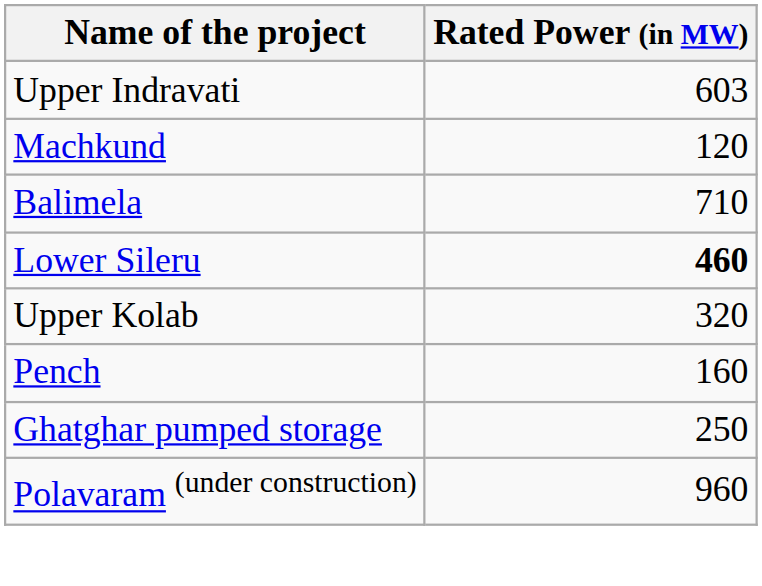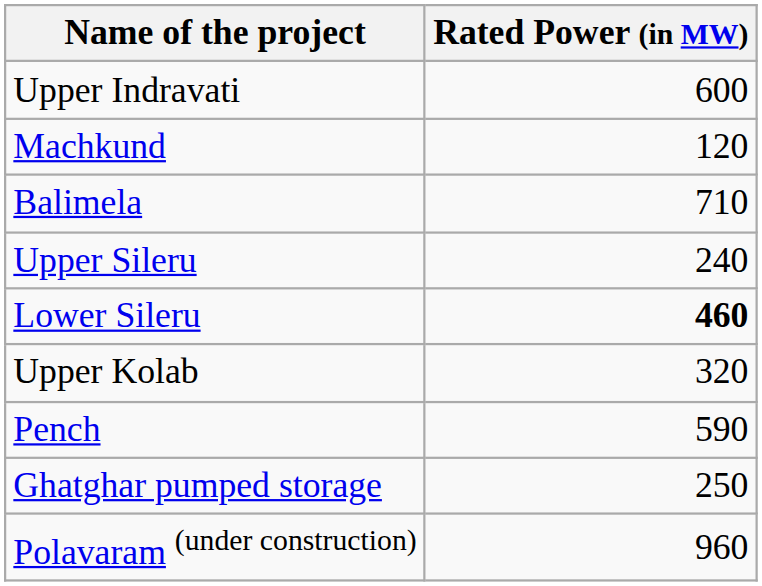(722, 89) 603 -> (722, 89) 600
+ row: (105, 259)
(722, 372) 160 -> (722, 428) 590
